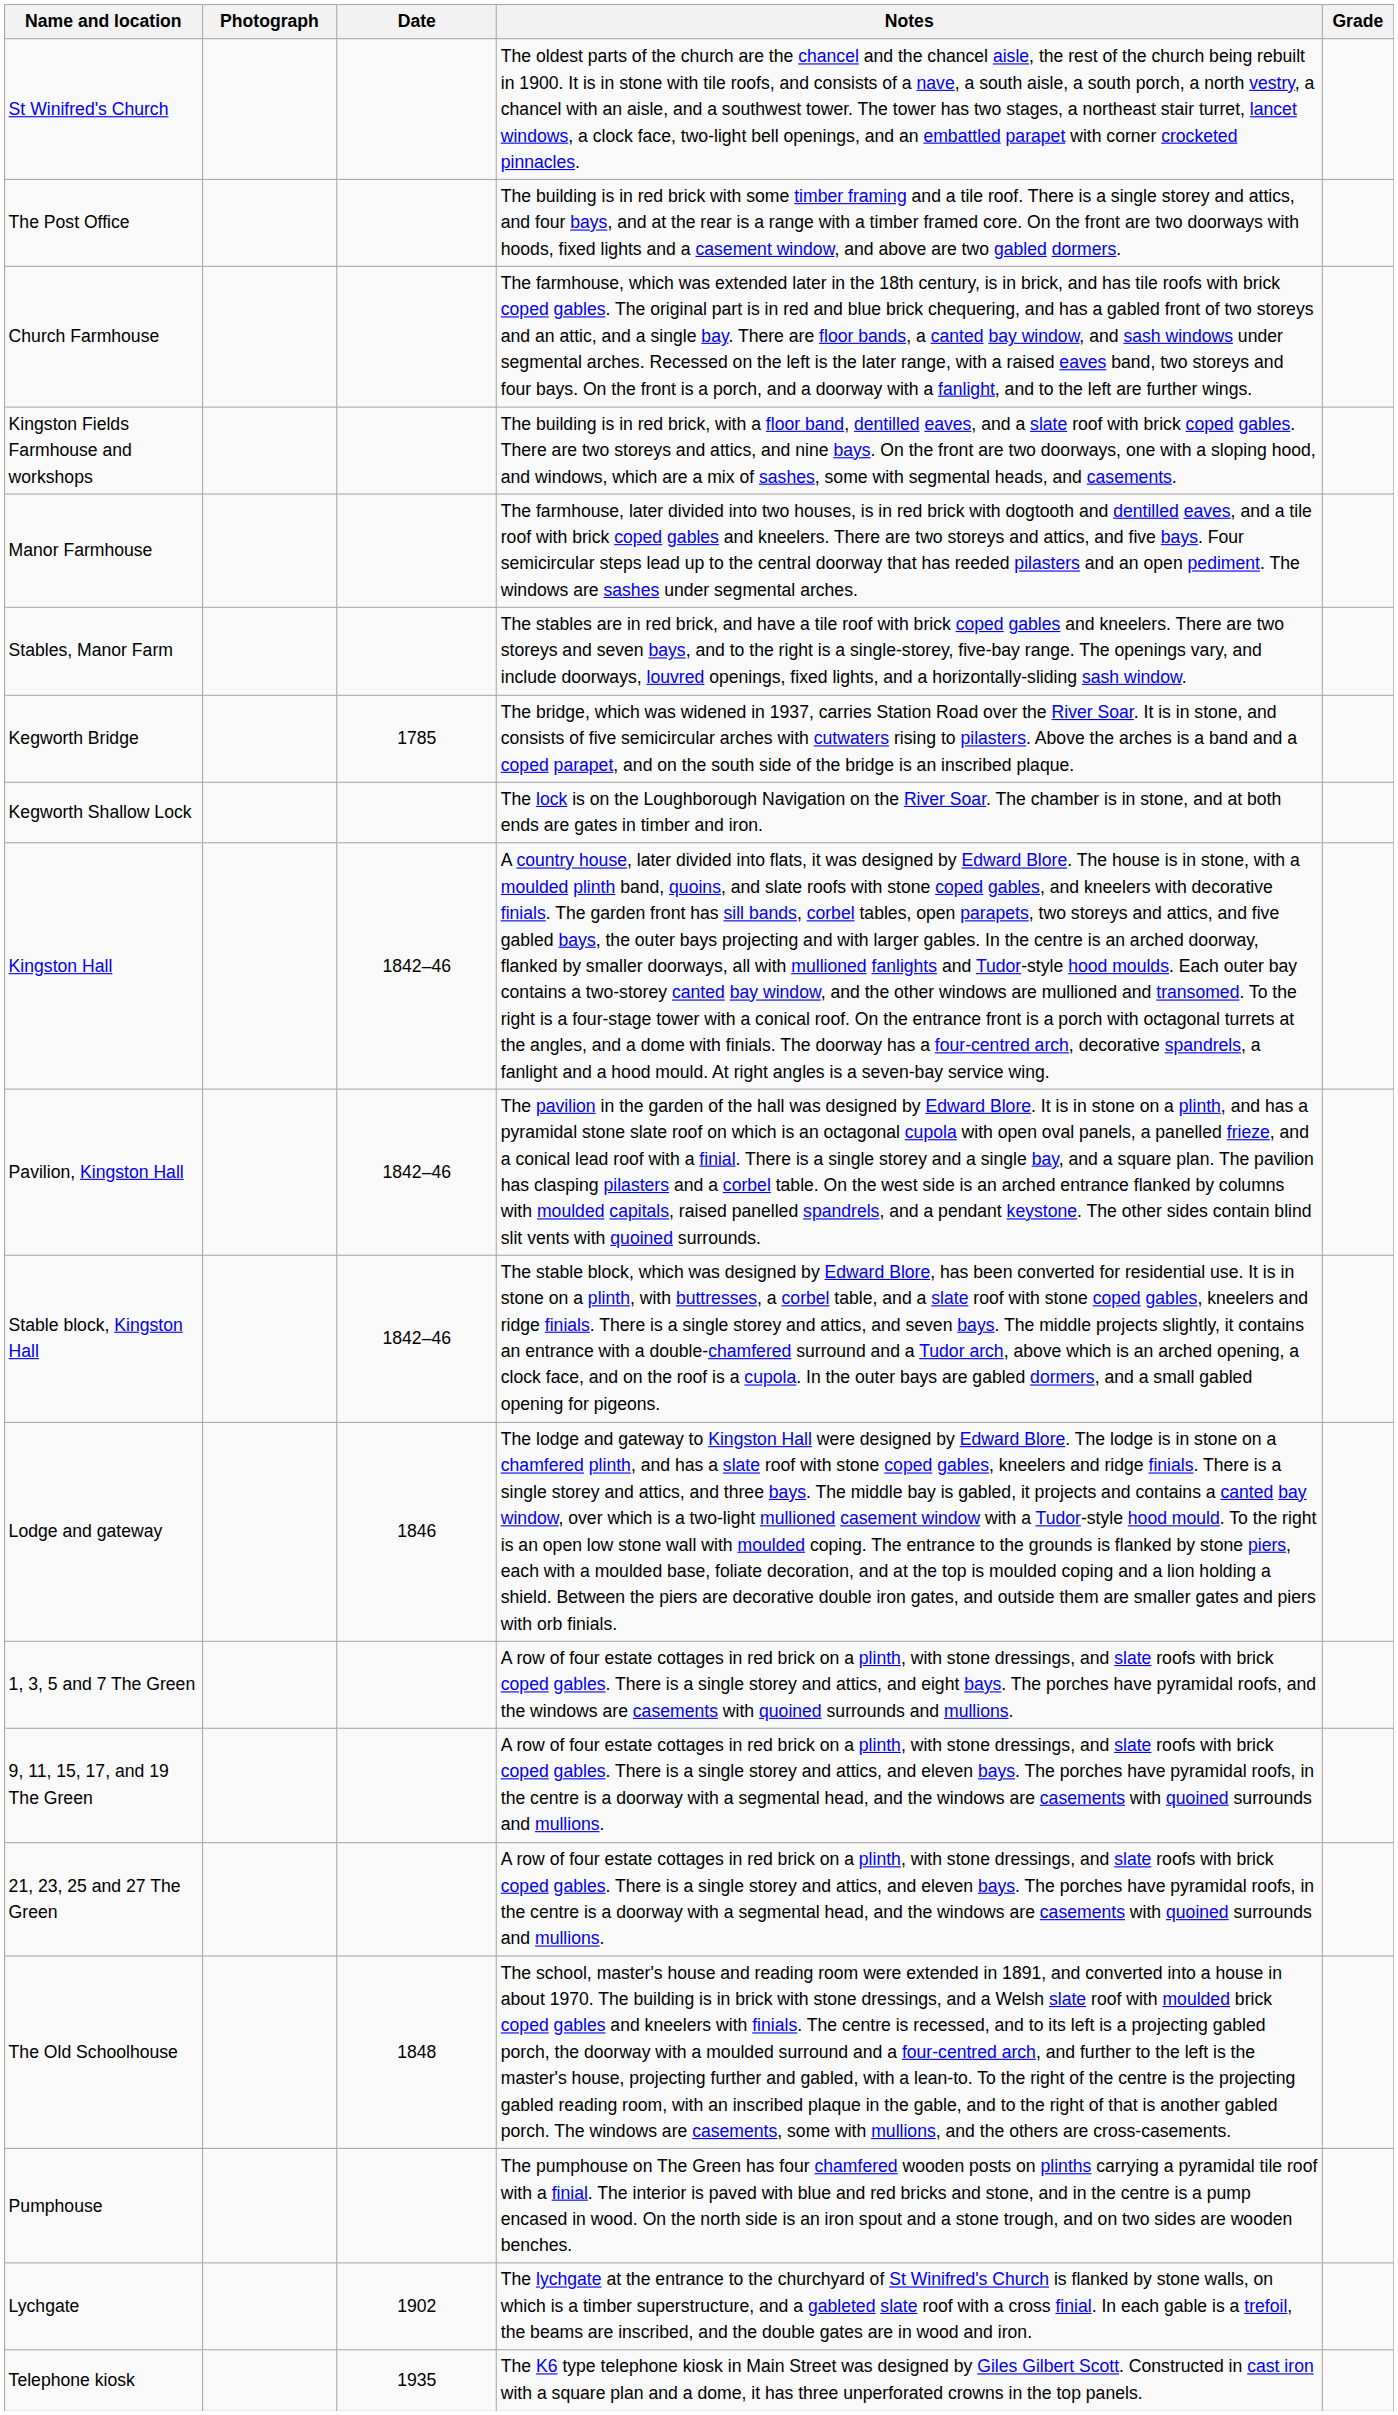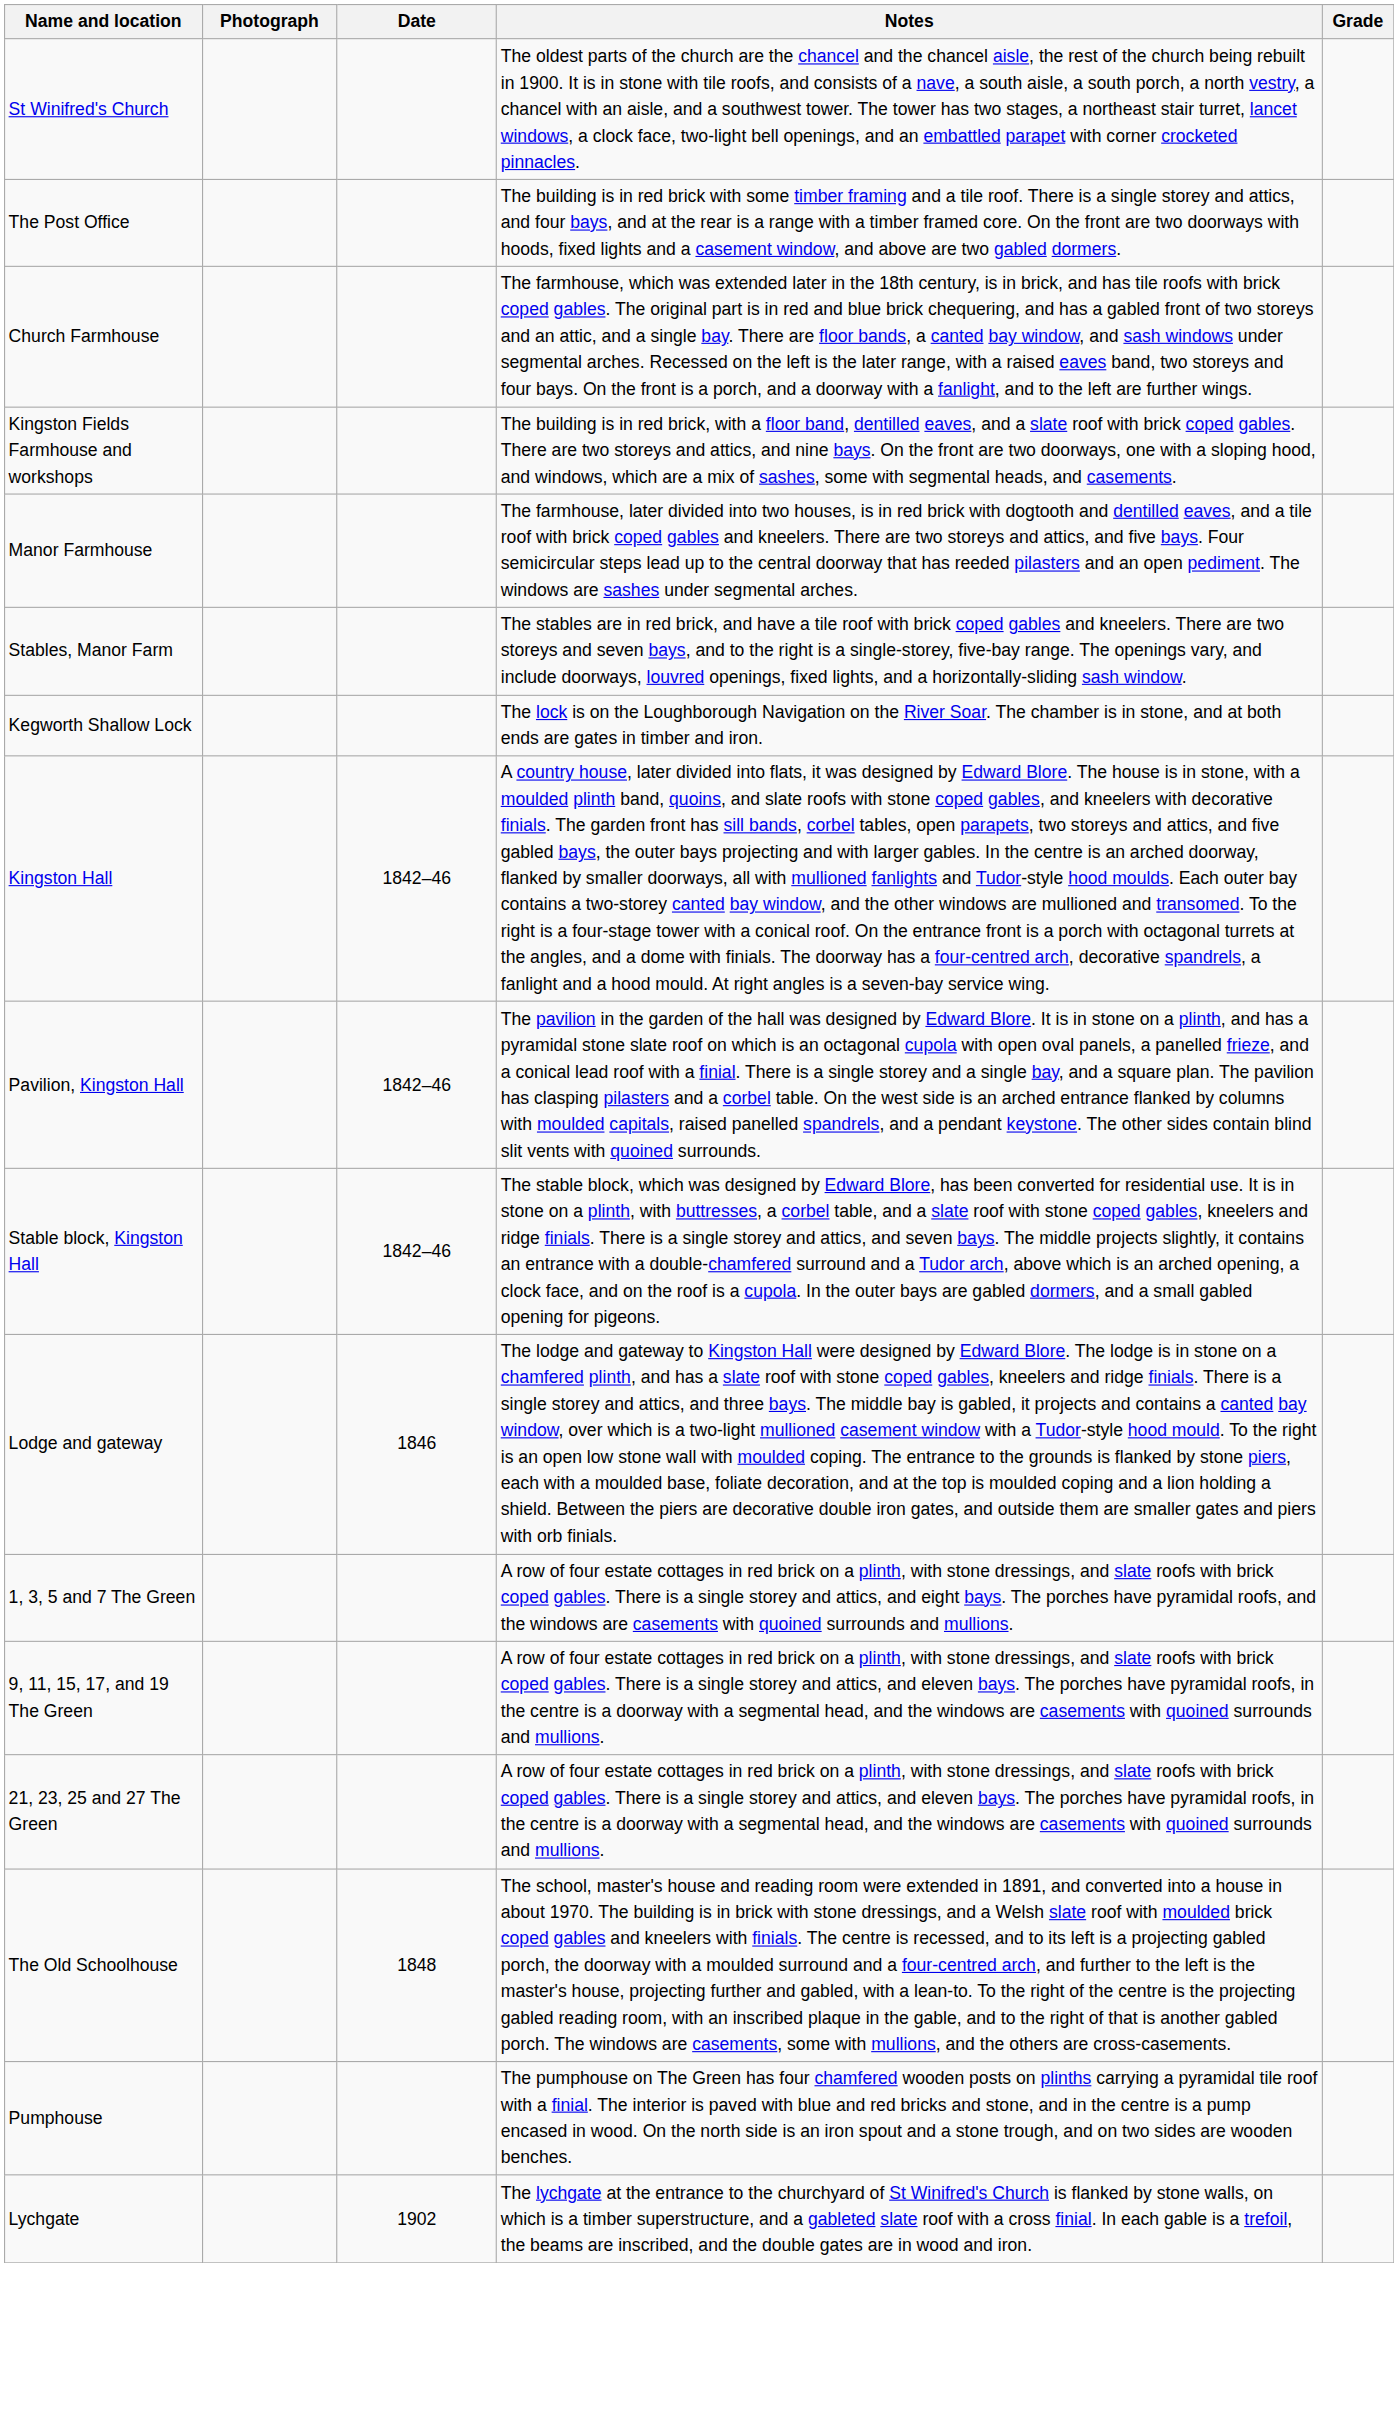- row: (74, 738)
- row: (72, 2380)
